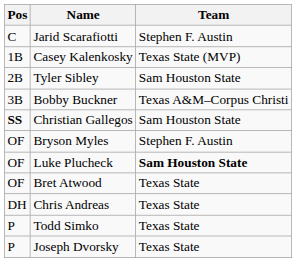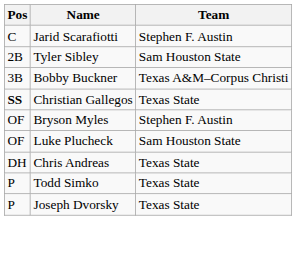- row: (83, 57)
(190, 120) Sam Houston State -> (169, 99) Texas State
(193, 162) bold -> (190, 141) normal
- row: (68, 183)
